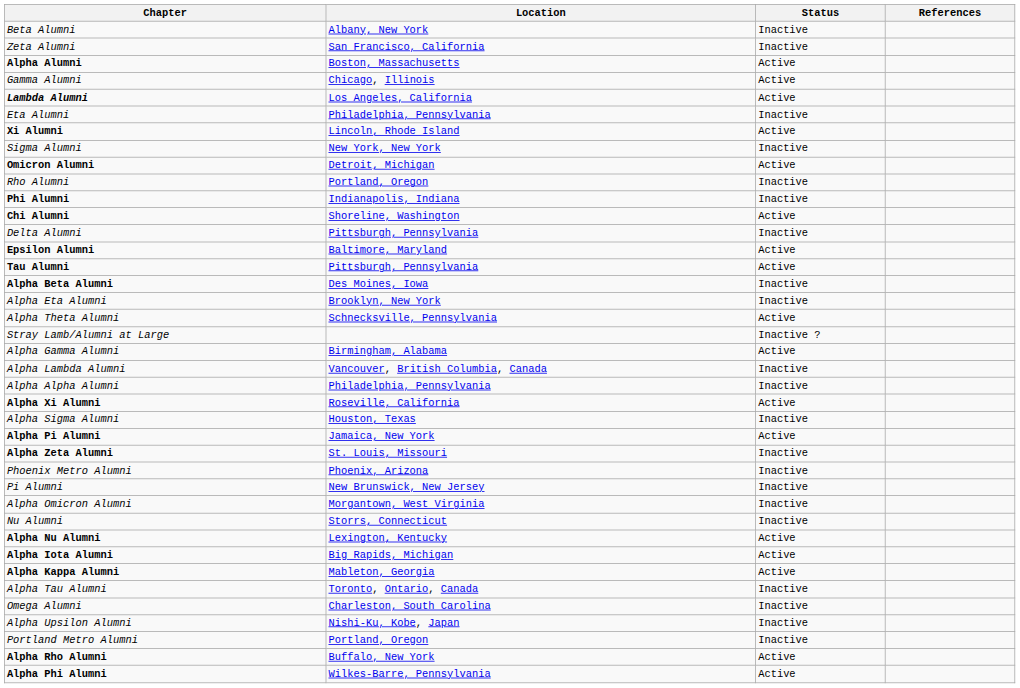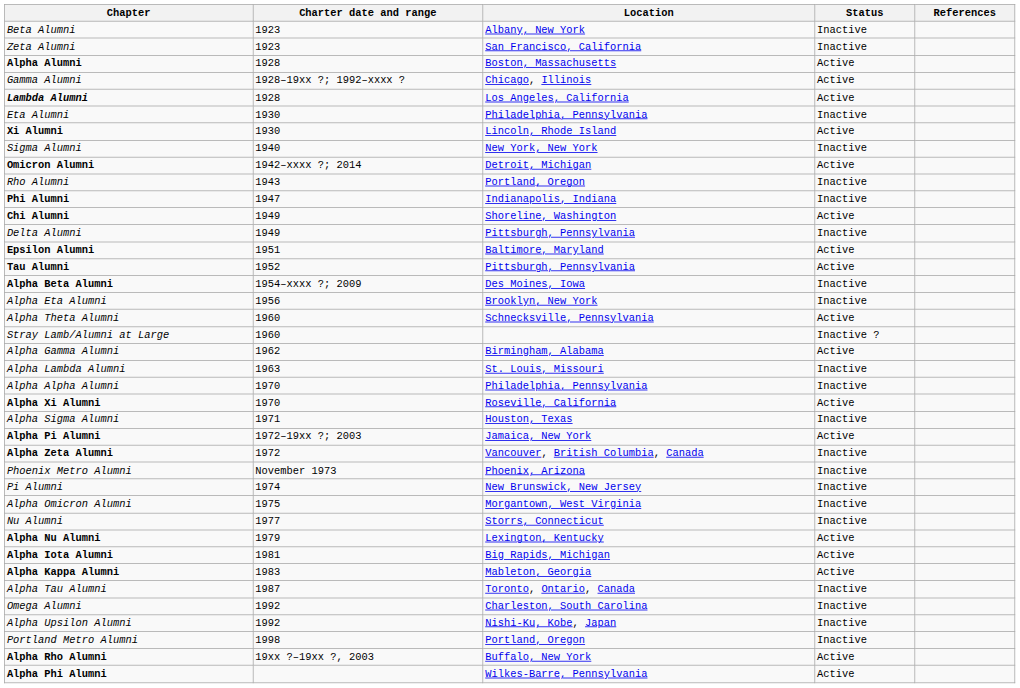+ column: (368, 13)
(438, 369) Vancouver, British Columbia, Canada -> (544, 369) St. Louis, Missouri
(388, 454) St. Louis, Missouri -> (594, 454) Vancouver, British Columbia, Canada
